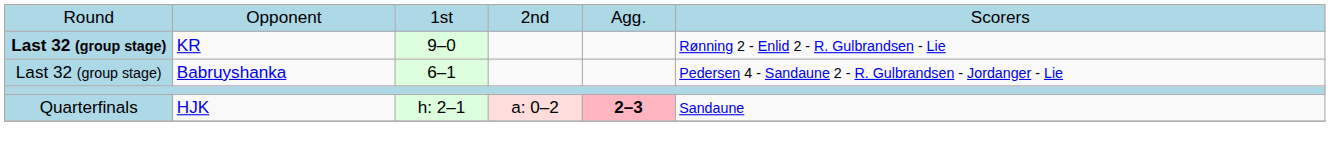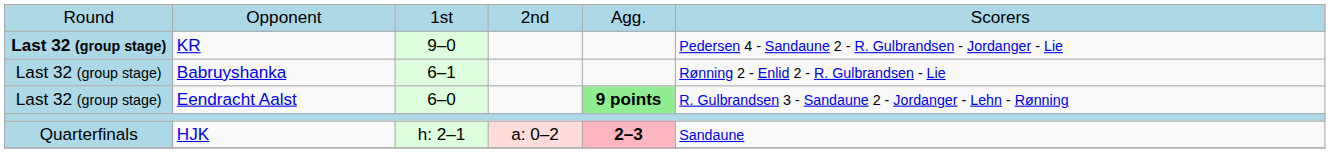(812, 46) Rønning 2 - Enlid 2 - R. Gulbrandsen - Lie -> (871, 46) Pedersen 4 - Sandaune 2 - R. Gulbrandsen - Jordanger - Lie
(871, 73) Pedersen 4 - Sandaune 2 - R. Gulbrandsen - Jordanger - Lie -> (812, 73) Rønning 2 - Enlid 2 - R. Gulbrandsen - Lie
+ row: (237, 99)
